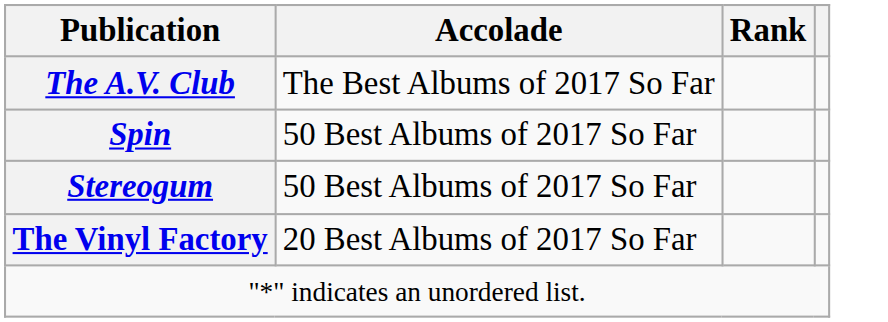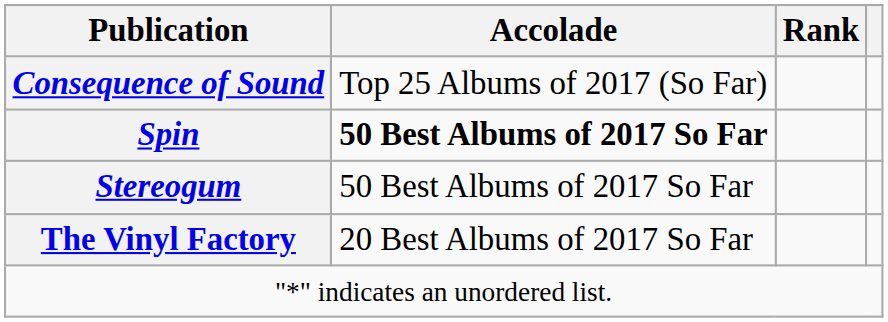- row: (140, 82)
+ row: (168, 82)
(490, 134) normal -> (553, 134) bold
